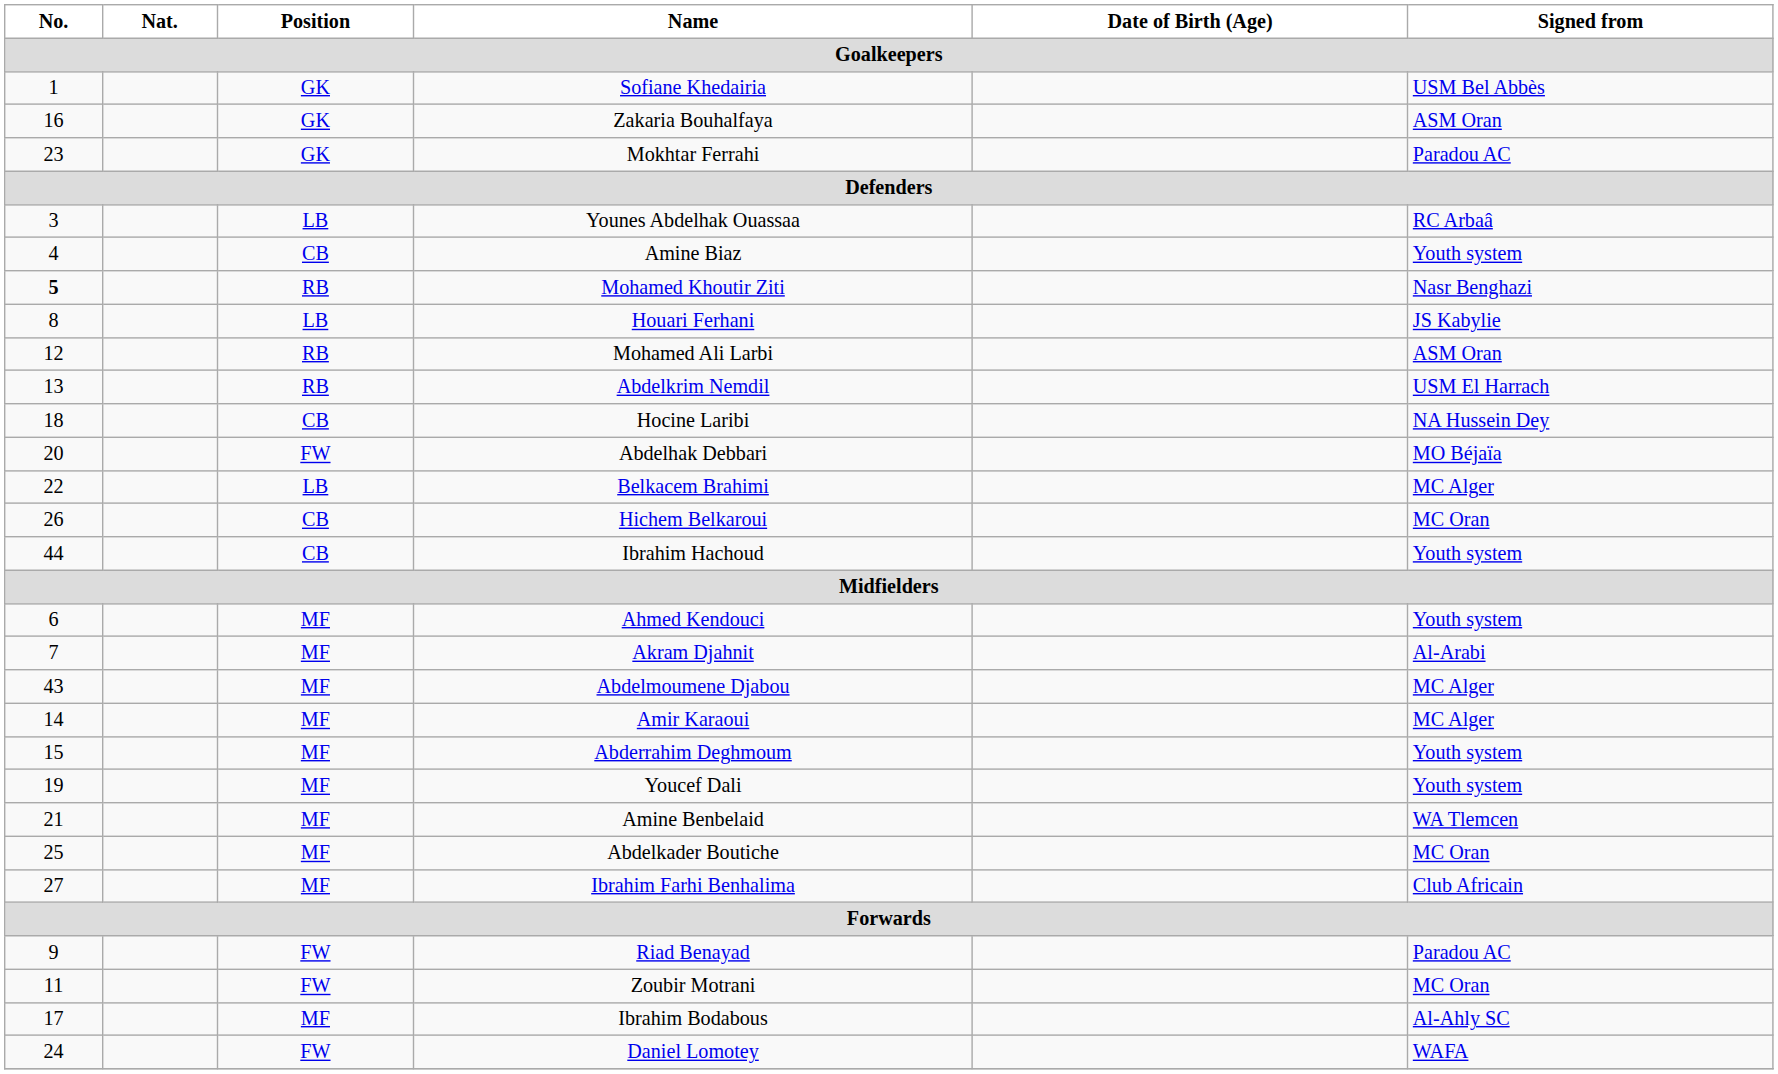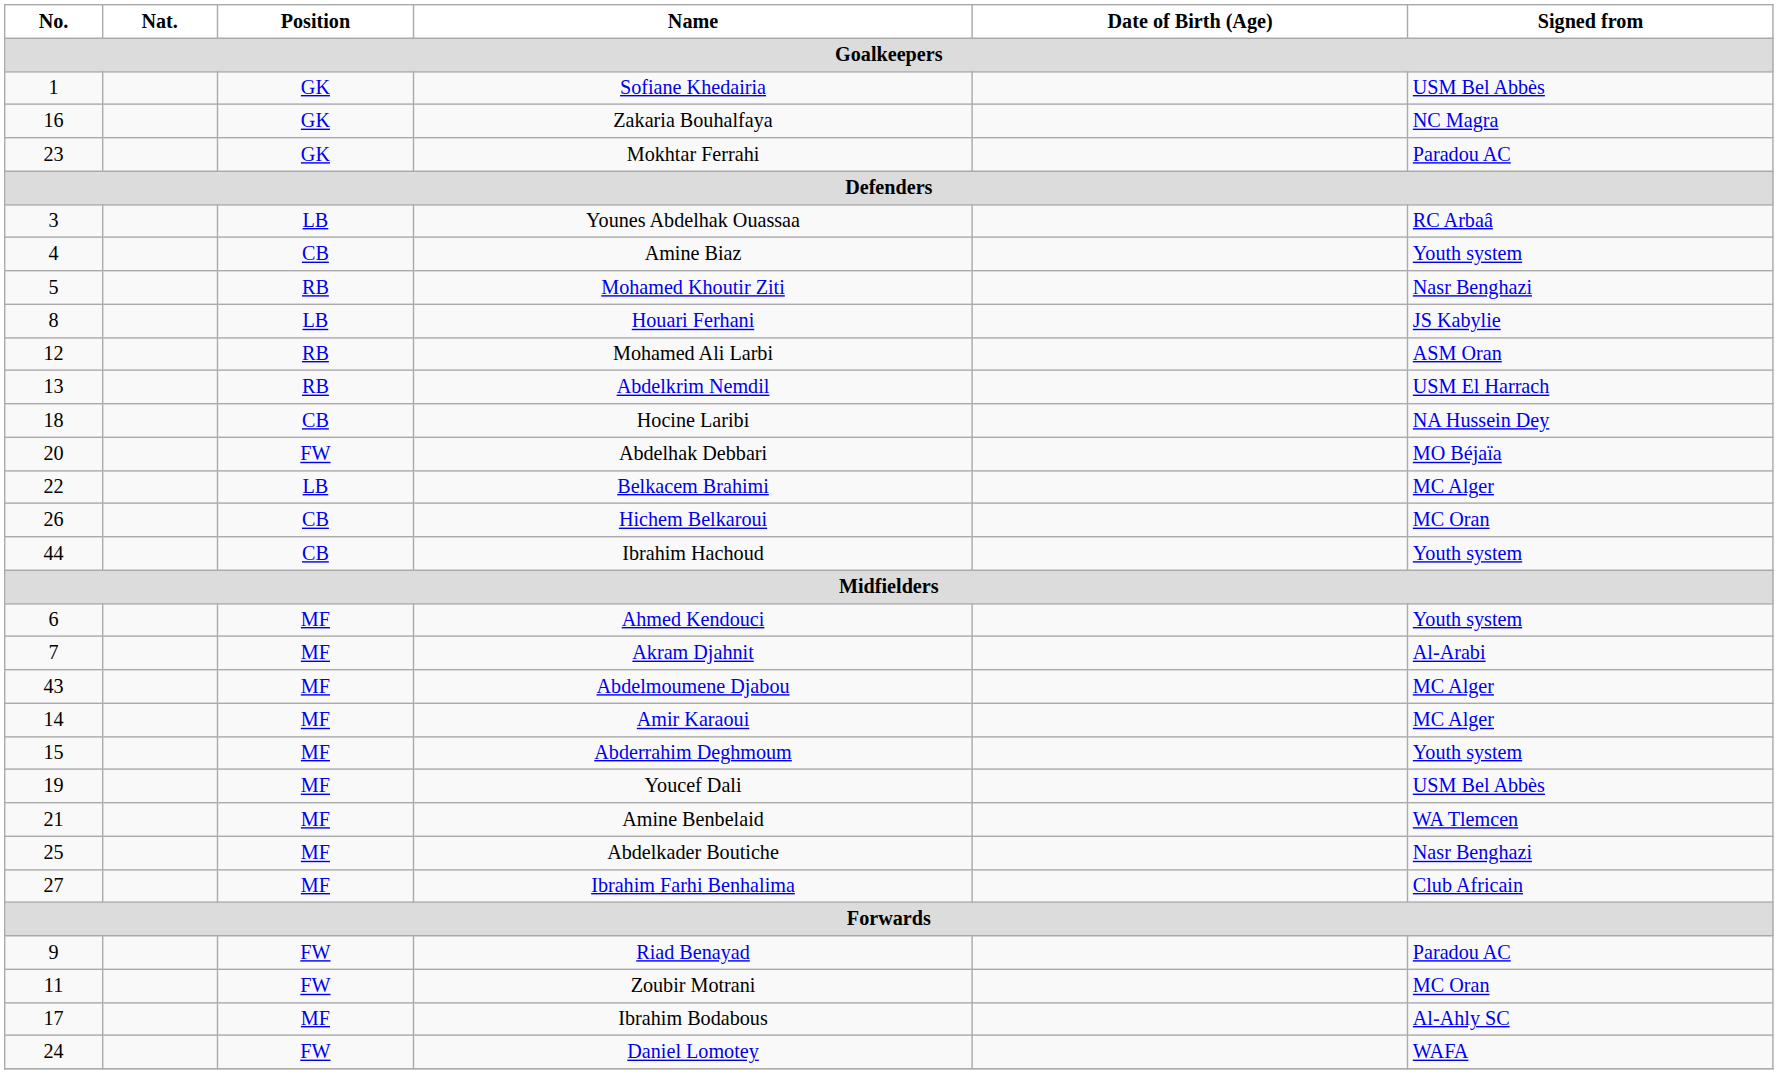(1457, 121) ASM Oran -> (1456, 121) NC Magra
(54, 287) bold -> (54, 287) normal
(1467, 786) Youth system -> (1479, 786) USM Bel Abbès
(1451, 852) MC Oran -> (1472, 852) Nasr Benghazi
